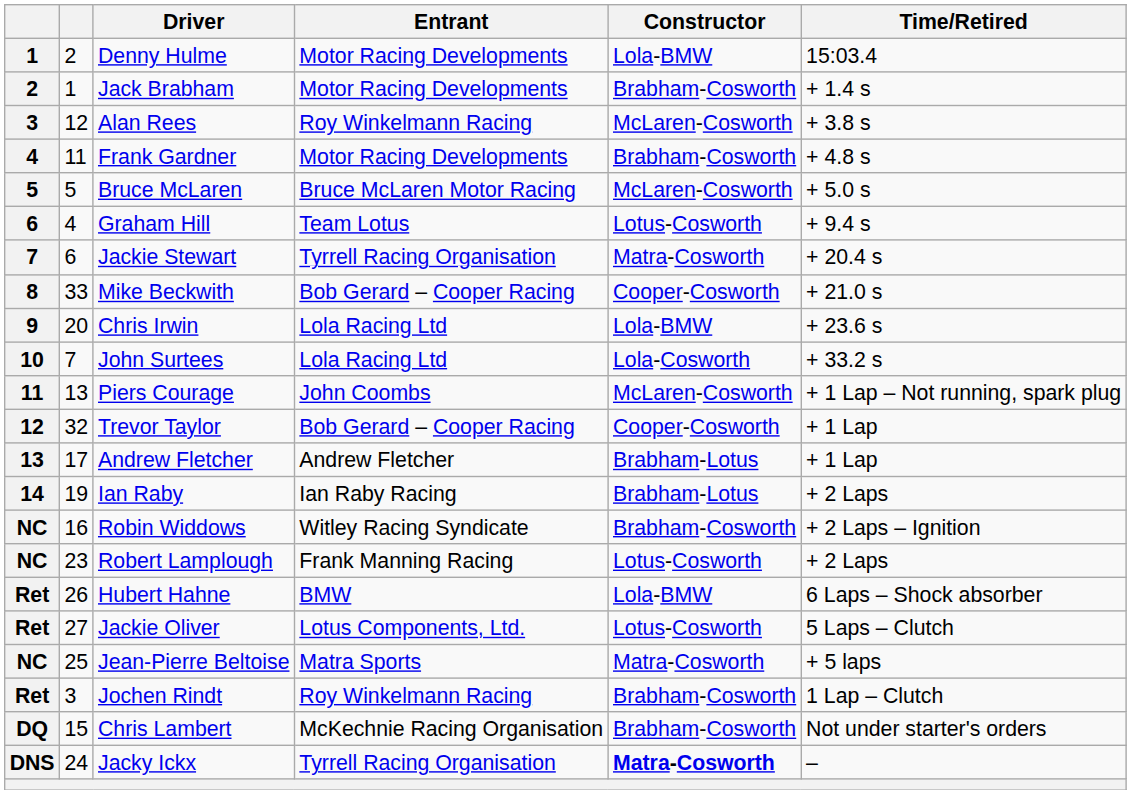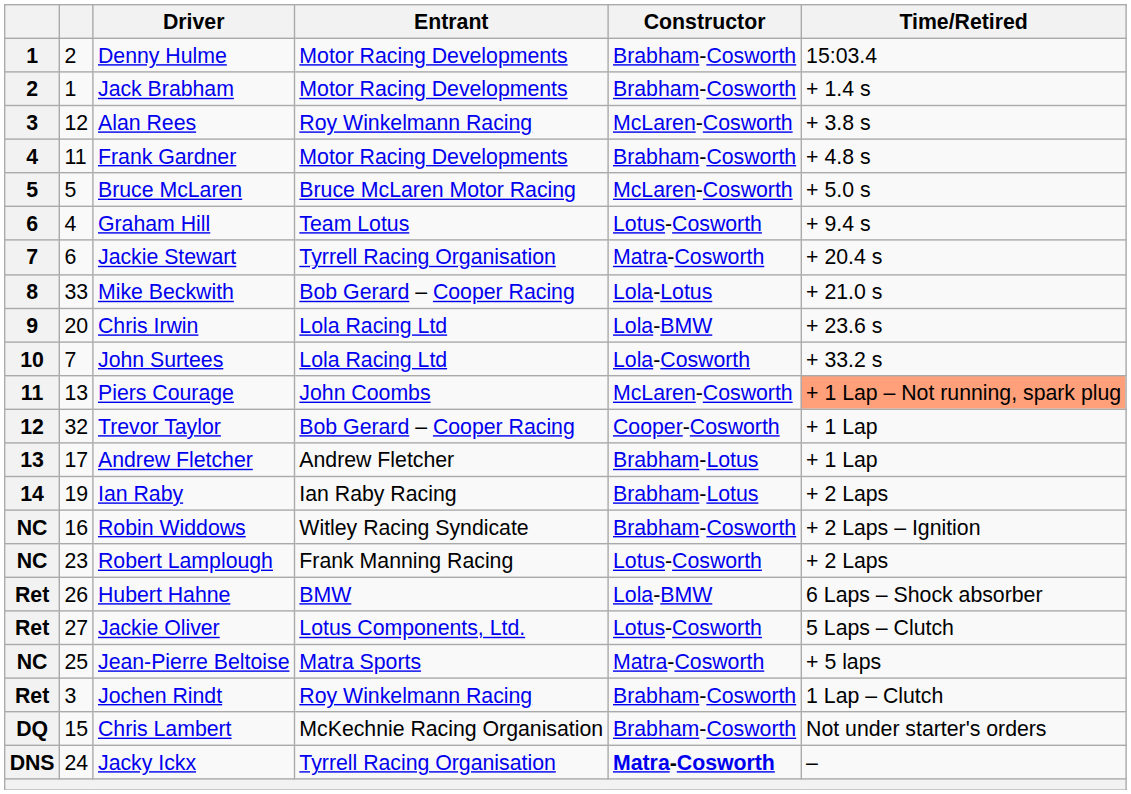(663, 55) Lola-BMW -> (705, 55) Brabham-Cosworth
(696, 291) Cooper-Cosworth -> (663, 291) Lola-Lotus
(964, 392) no background -> (964, 392) lightsalmon background
